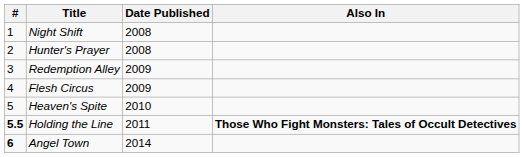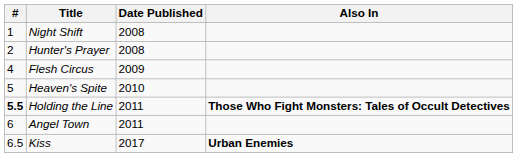- row: (74, 69)
(10, 143) bold -> (10, 124) normal
(138, 143) 2014 -> (131, 124) 2011
+ row: (40, 143)
